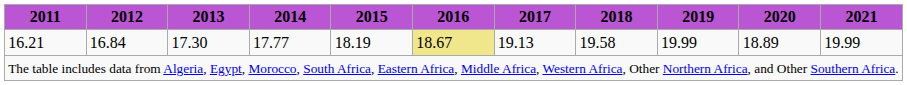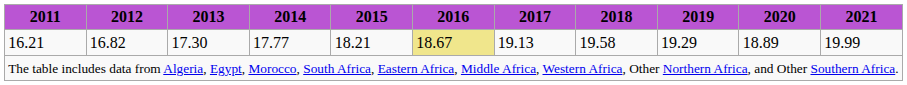(108, 42) 16.84 -> (108, 42) 16.82
(353, 42) 18.19 -> (353, 42) 18.21
(679, 42) 19.99 -> (679, 42) 19.29
